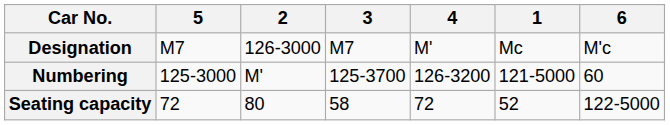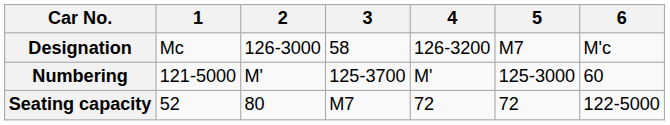columns swapped: (537, 18) <-> (198, 18)
(342, 47) M7 -> (339, 47) 58
(423, 47) M' -> (452, 47) 126-3200
(452, 76) 126-3200 -> (423, 76) M'
(339, 104) 58 -> (342, 104) M7
